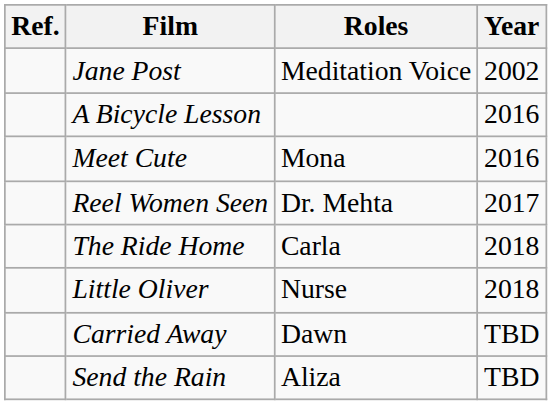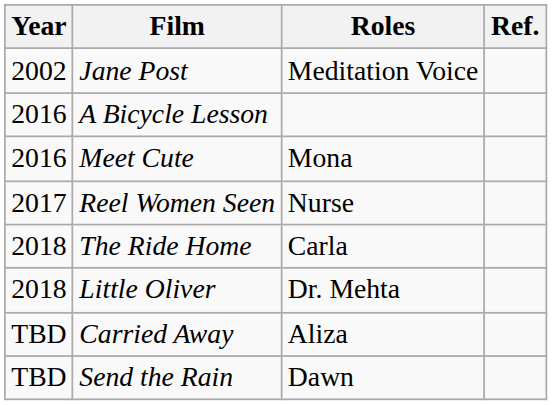columns swapped: (512, 26) <-> (35, 26)
(337, 202) Dr. Mehta -> (321, 202) Nurse
(314, 289) Nurse -> (344, 289) Dr. Mehta
(314, 333) Dawn -> (318, 333) Aliza
(311, 377) Aliza -> (321, 377) Dawn
